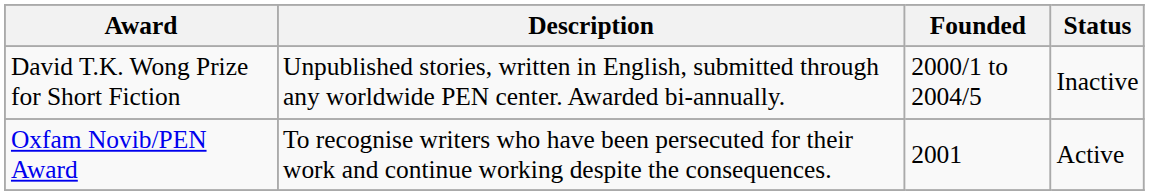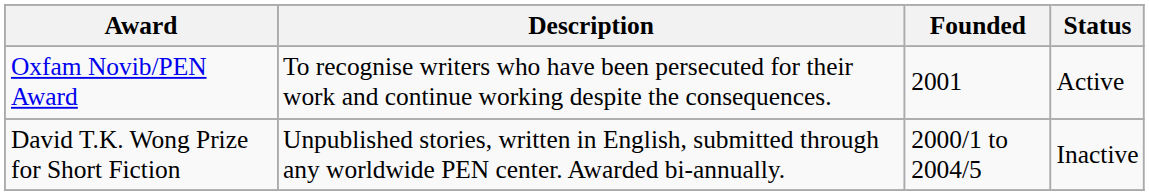rows swapped: (109, 153) <-> (130, 81)
